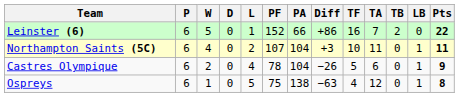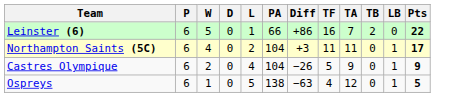- column: (275, 13)
(354, 48) 10 -> (329, 48) 11
(442, 48) 11 -> (417, 48) 17
(375, 66) 6 -> (351, 66) 9
(442, 84) 8 -> (418, 84) 5
